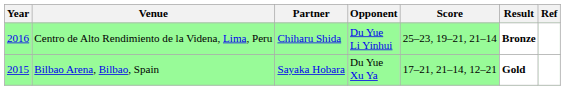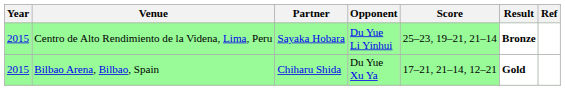(18, 38) 2016 -> (18, 38) 2015
(309, 38) Chiharu Shida -> (311, 38) Sayaka Hobara
(311, 70) Sayaka Hobara -> (309, 70) Chiharu Shida
